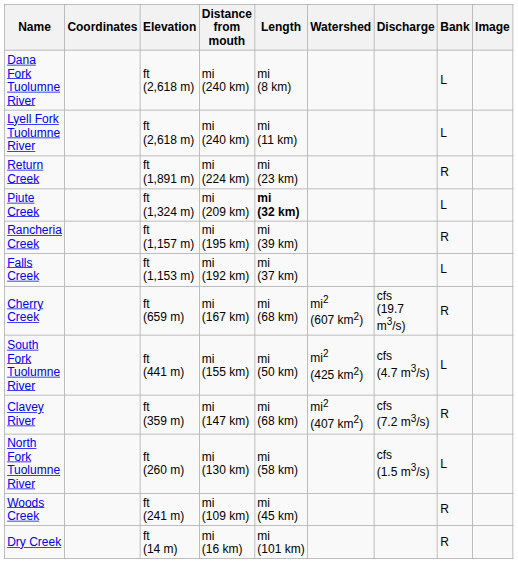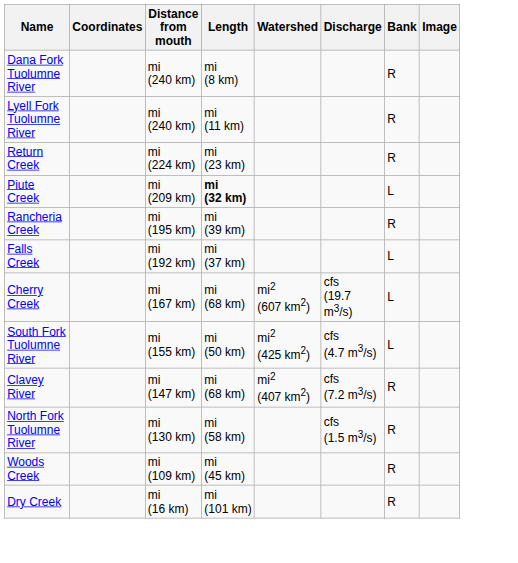- column: (170, 27)
(444, 80) L -> (392, 73) R
(444, 133) L -> (392, 119) R
(445, 310) R -> (391, 297) L
(444, 463) L -> (392, 430) R
